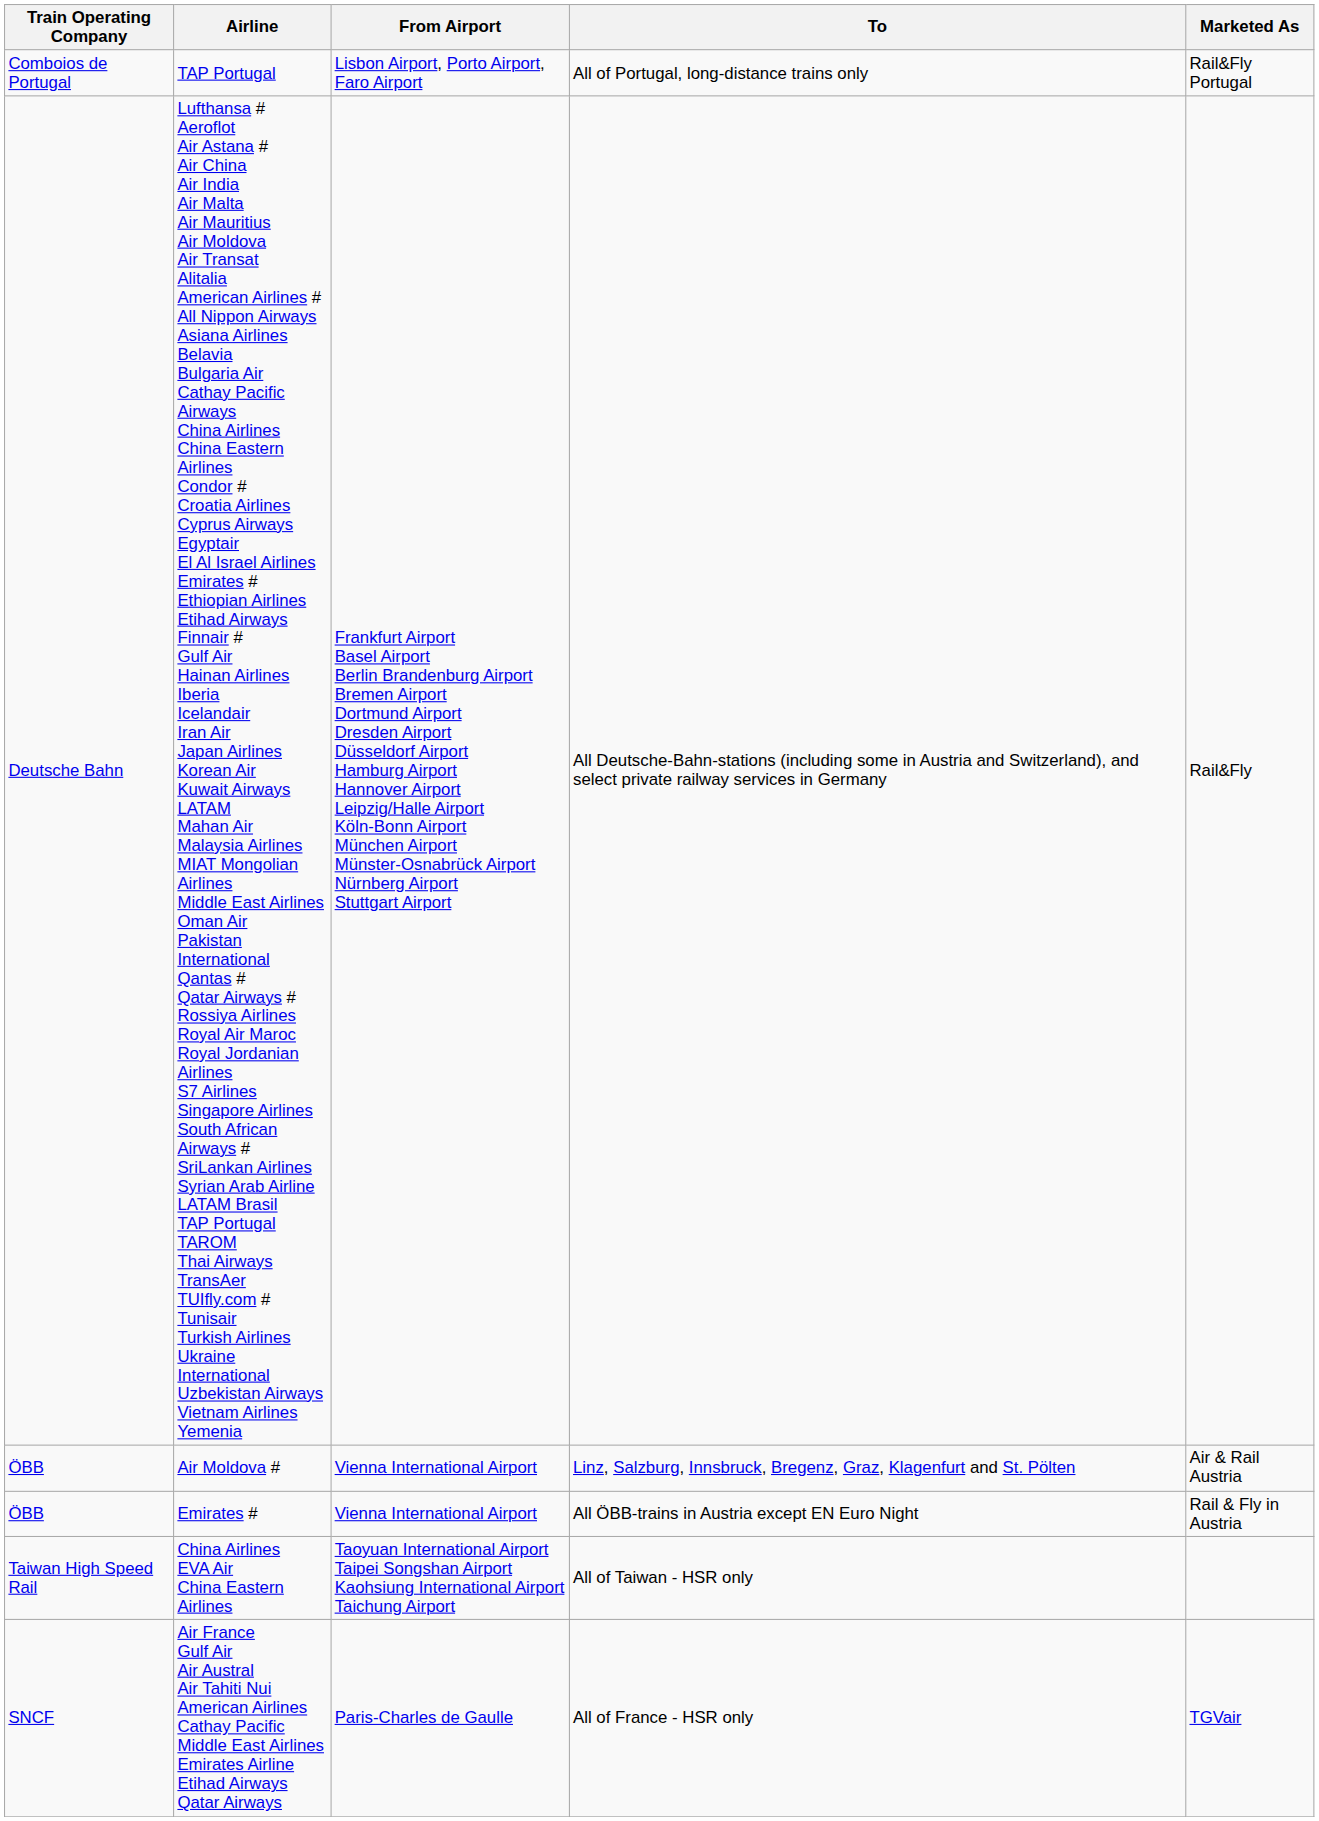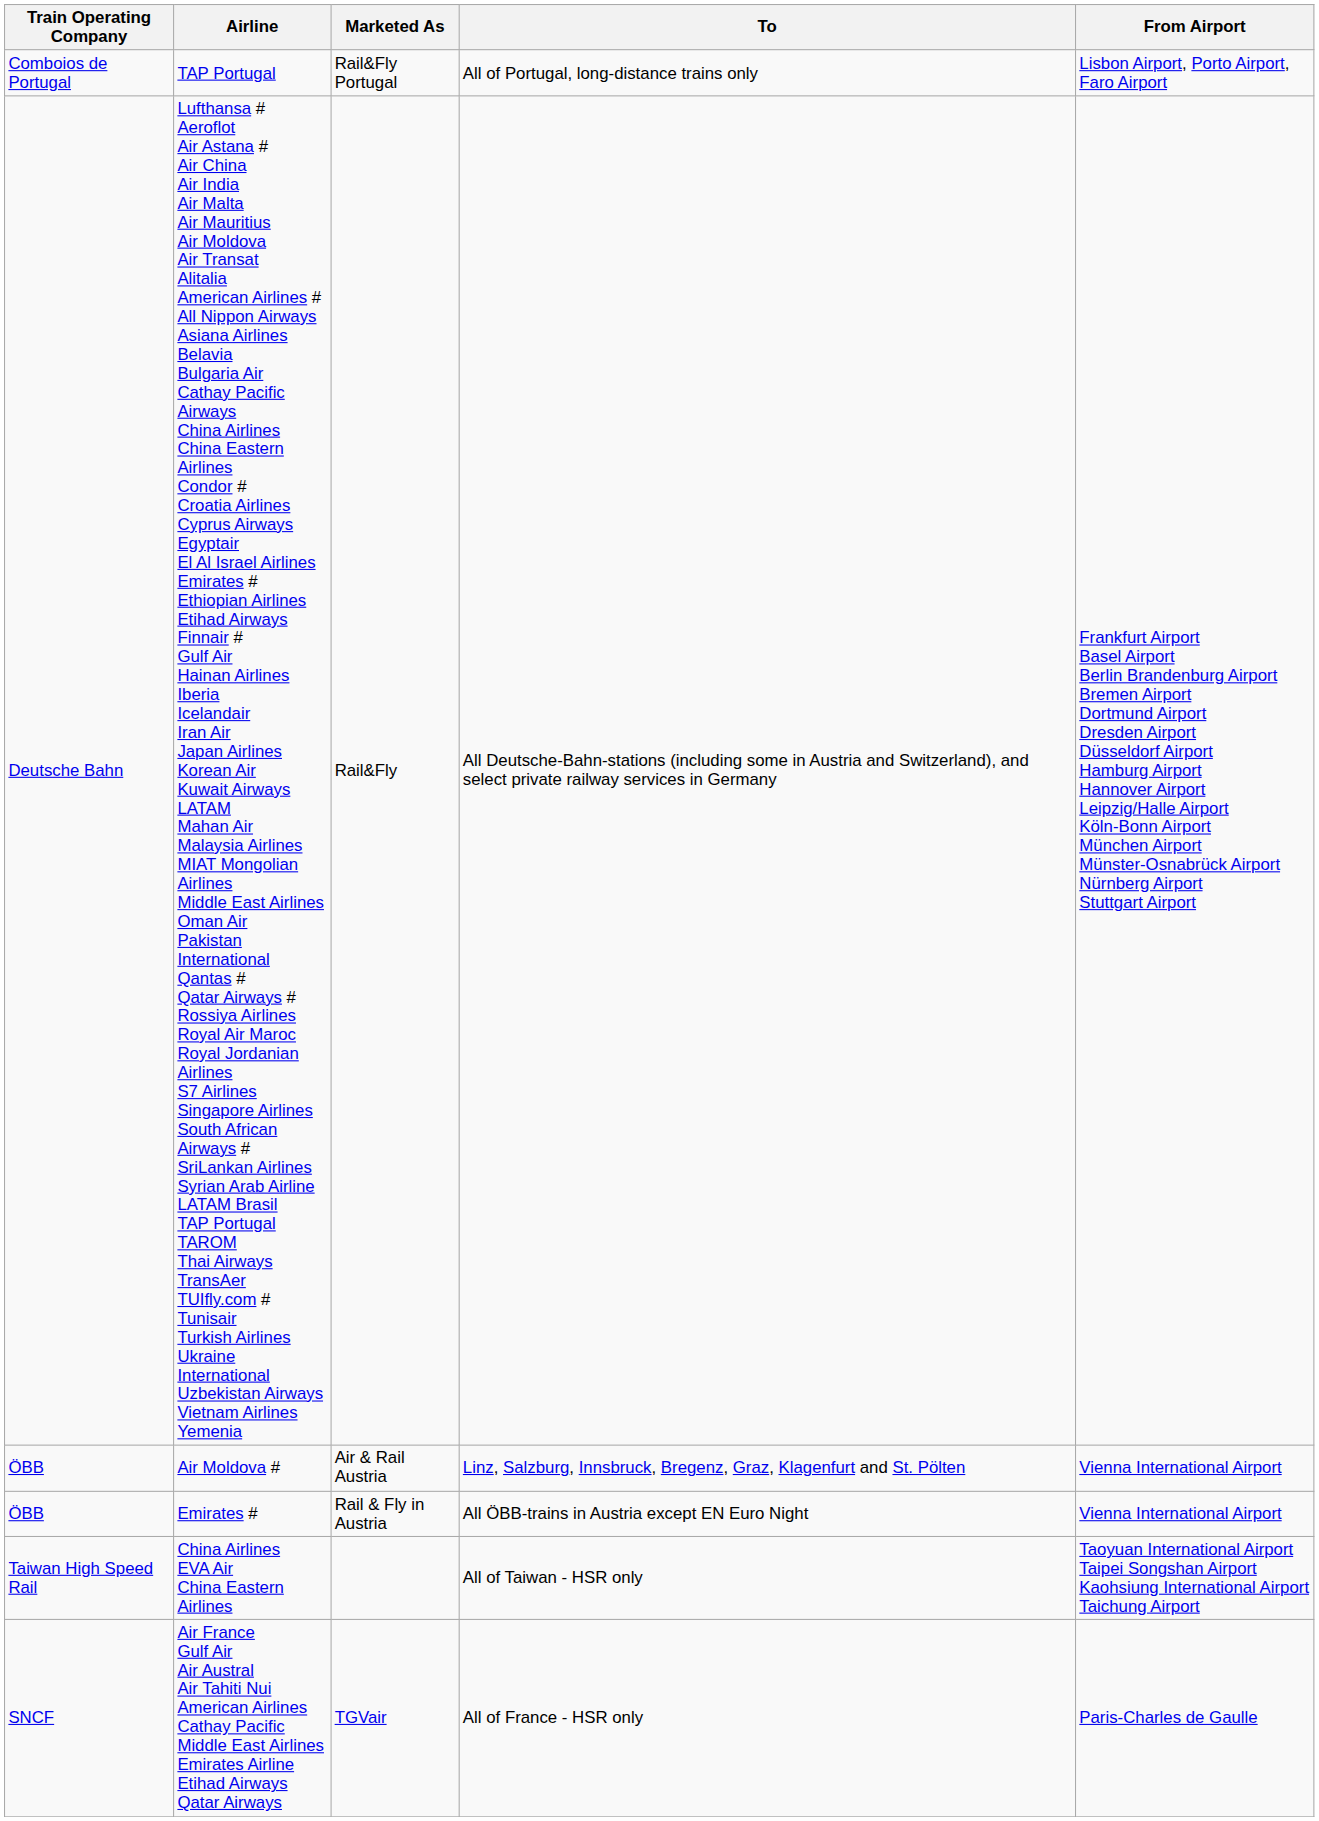columns swapped: (450, 27) <-> (1250, 27)
